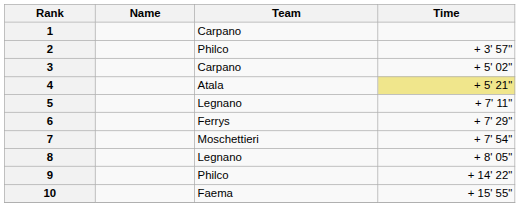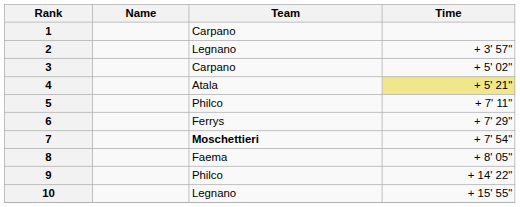(213, 49) Philco -> (214, 49) Legnano
(220, 103) Legnano -> (207, 103) Philco
(228, 139) normal -> (225, 139) bold
(220, 157) Legnano -> (210, 157) Faema
(215, 193) Faema -> (214, 193) Legnano
